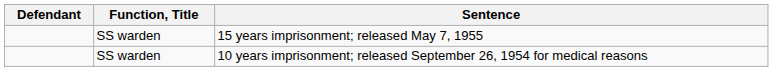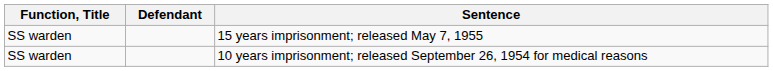columns swapped: (49, 15) <-> (154, 15)
